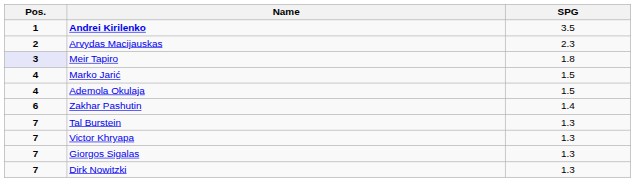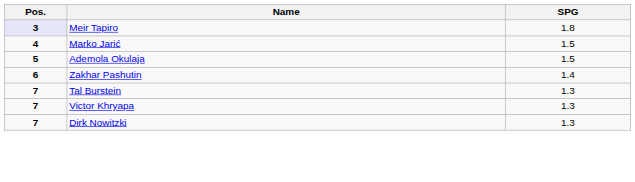- row: (108, 28)
- row: (116, 43)
(36, 91) 4 -> (36, 59) 5
- row: (104, 153)
